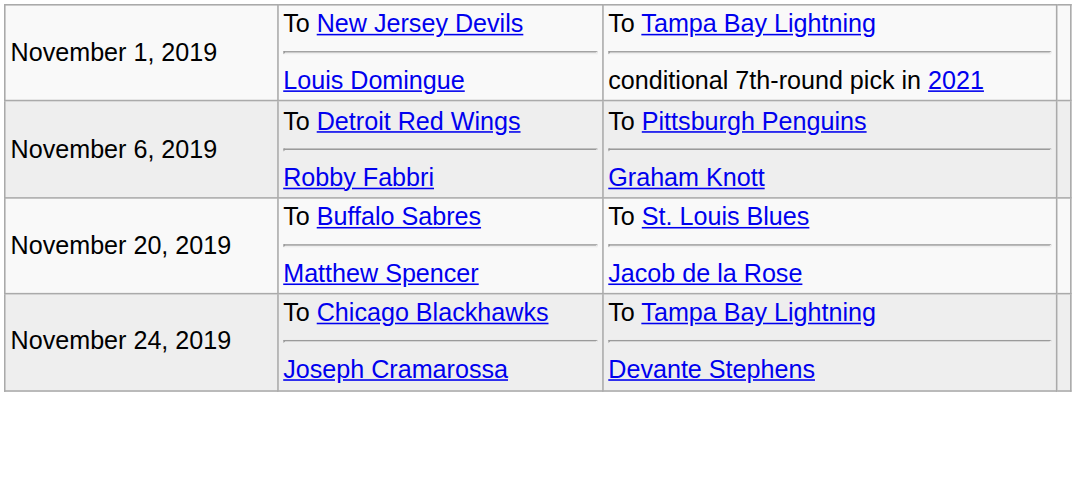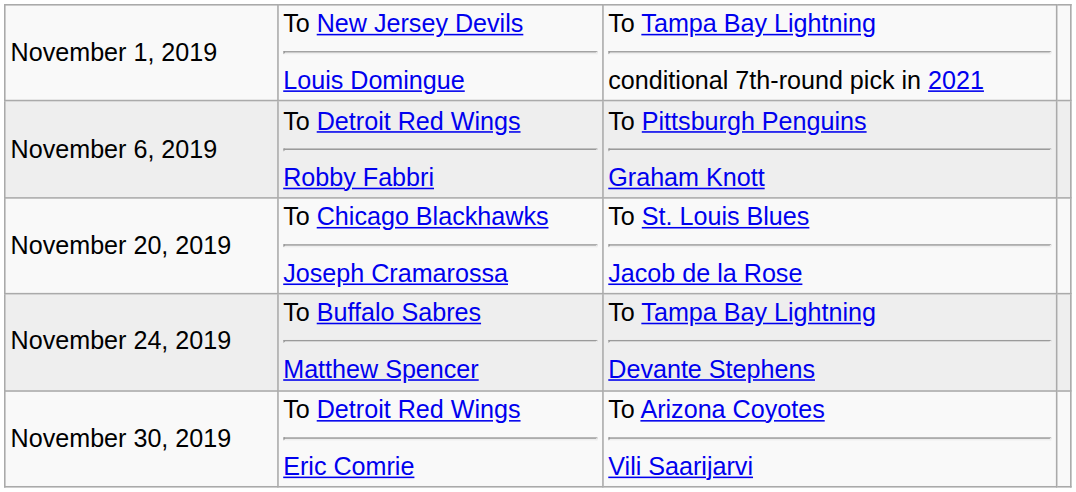(440, 245) To Buffalo Sabres Matthew Spencer -> (440, 245) To Chicago Blackhawks Joseph Cramarossa
(440, 341) To Chicago Blackhawks Joseph Cramarossa -> (440, 341) To Buffalo Sabres Matthew Spencer
+ row: (121, 438)
